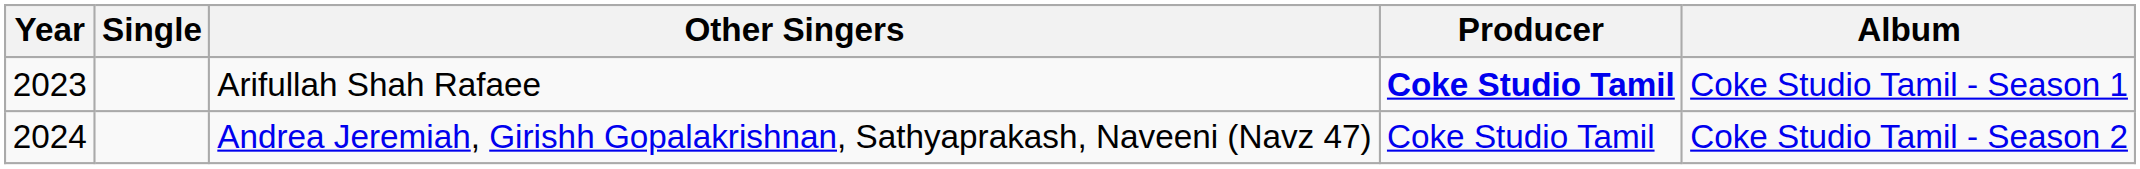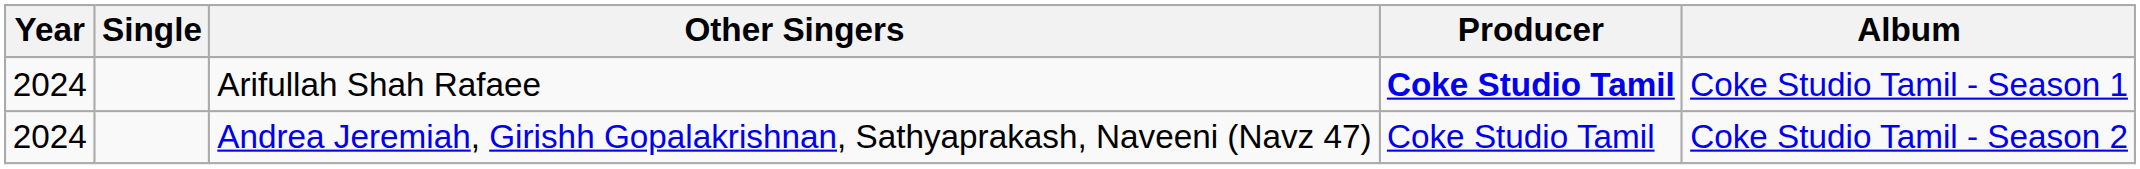(50, 83) 2023 -> (50, 83) 2024
